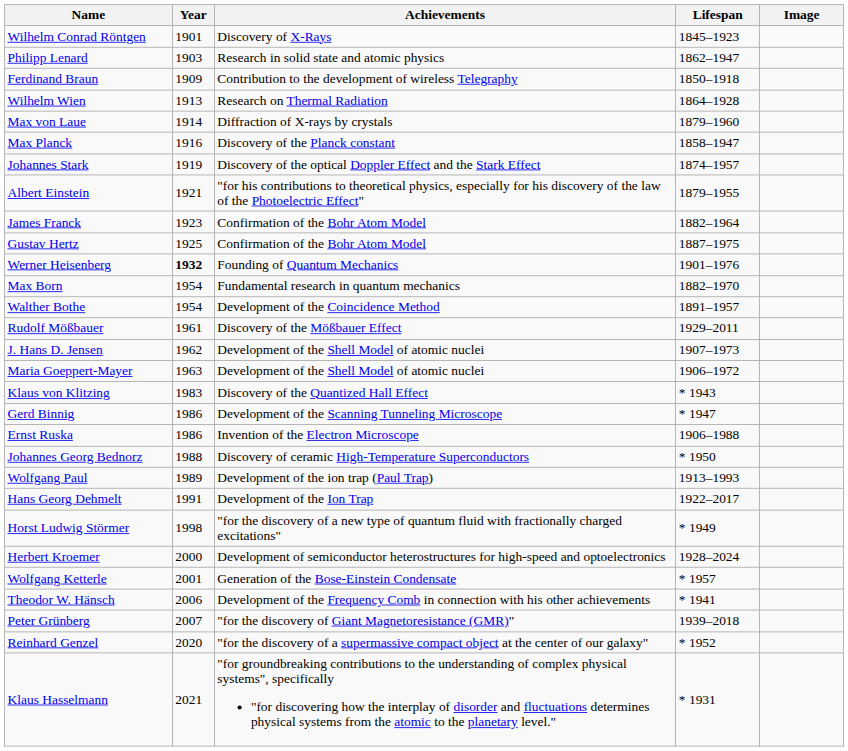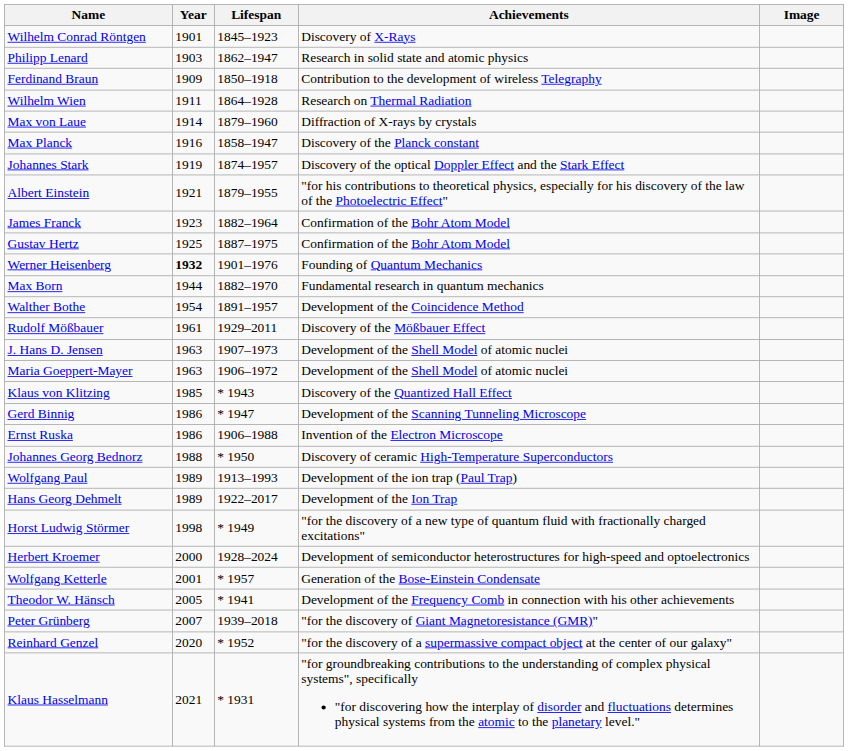columns swapped: (718, 15) <-> (445, 15)
(189, 100) 1913 -> (189, 100) 1911
(189, 286) 1954 -> (189, 286) 1944
(189, 350) 1962 -> (189, 350) 1963
(189, 392) 1983 -> (189, 392) 1985
(189, 499) 1991 -> (189, 499) 1989
(189, 599) 2006 -> (189, 599) 2005
